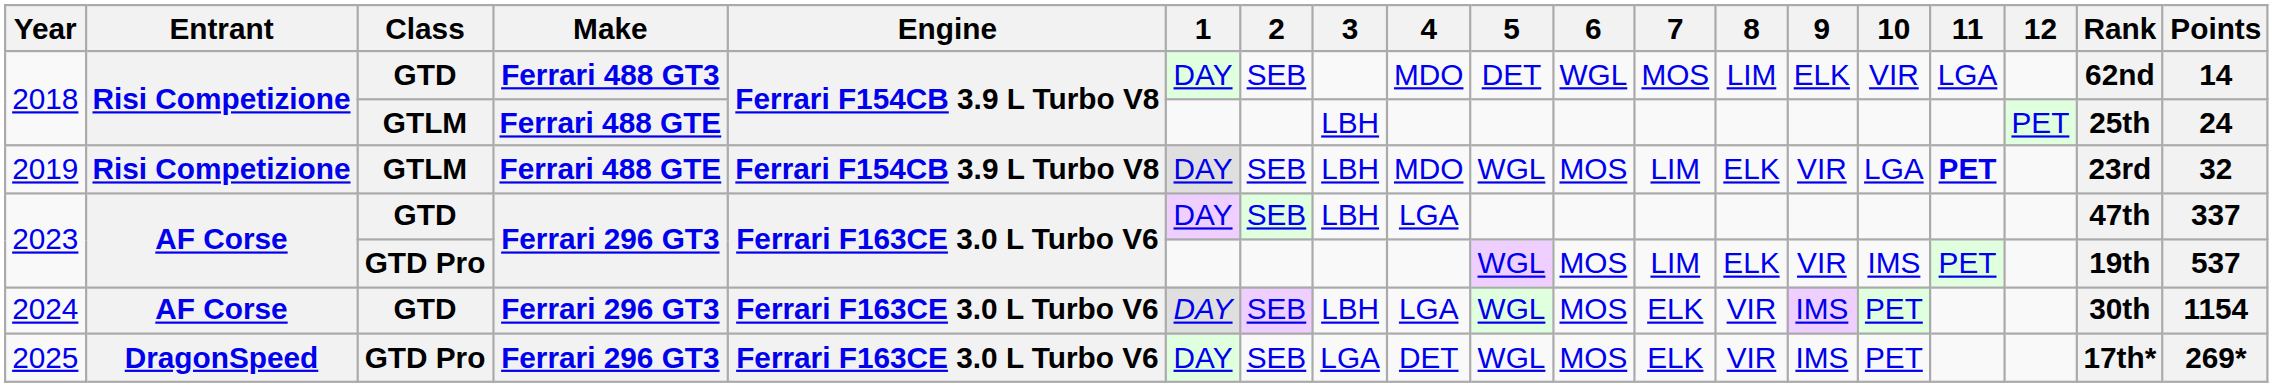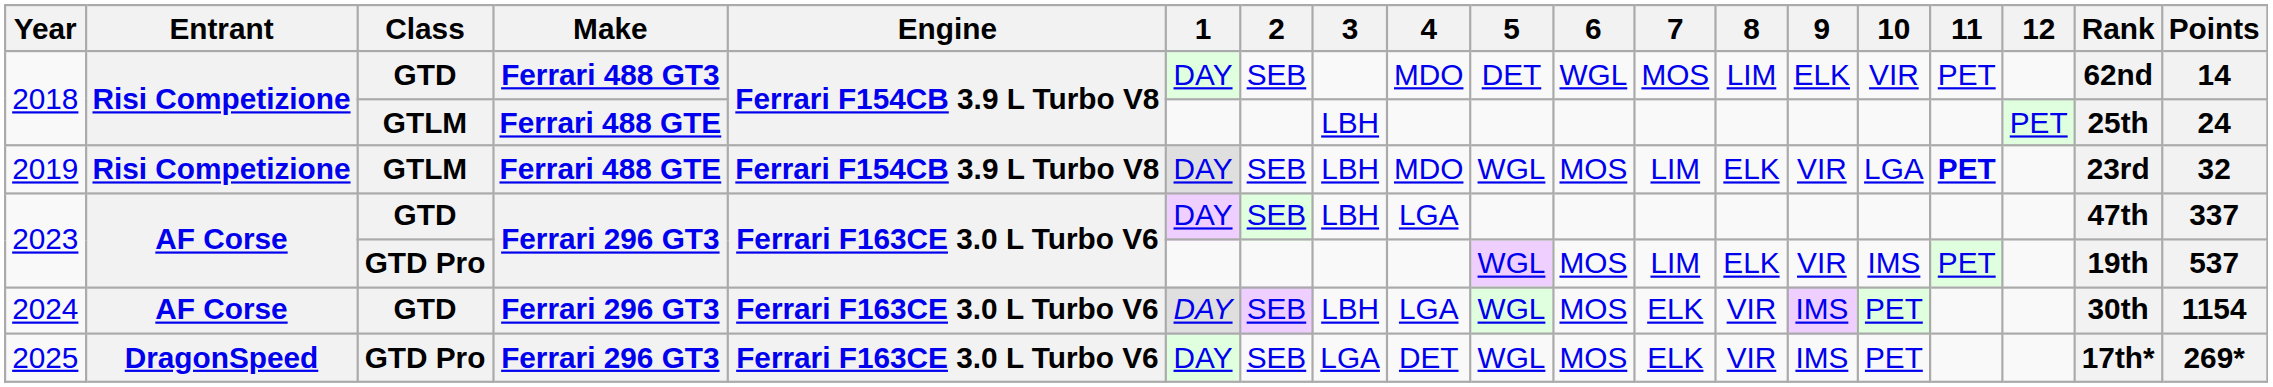(1968, 75) LGA -> (1967, 75) PET
